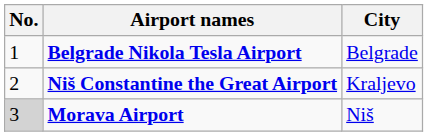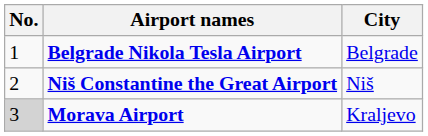(381, 83) Kraljevo -> (360, 83) Niš
(360, 114) Niš -> (381, 114) Kraljevo
